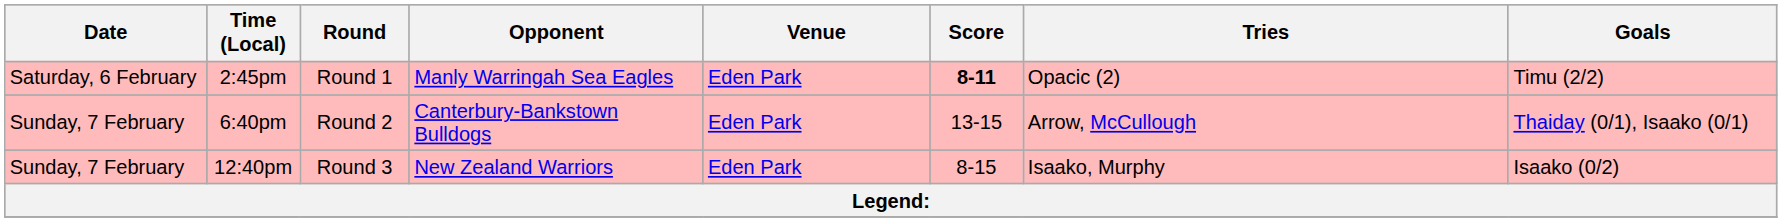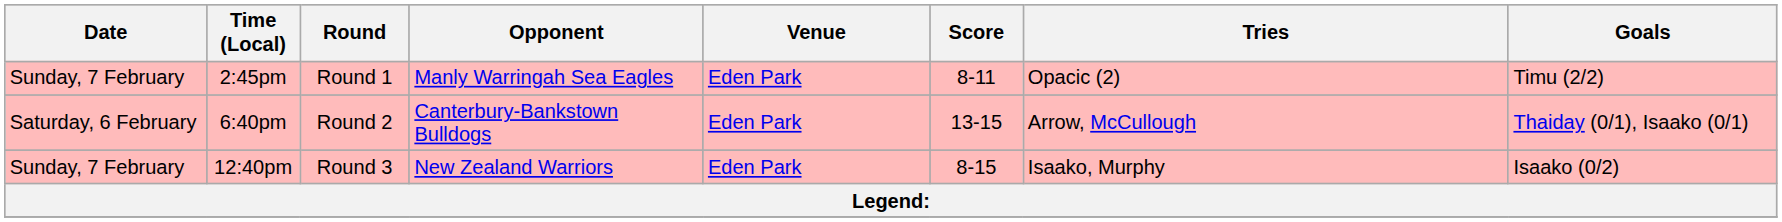(103, 78) Saturday, 6 February -> (97, 78) Sunday, 7 February
(976, 78) bold -> (976, 78) normal
(97, 122) Sunday, 7 February -> (103, 122) Saturday, 6 February
